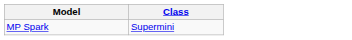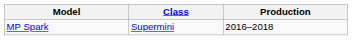+ column: (285, 12)
